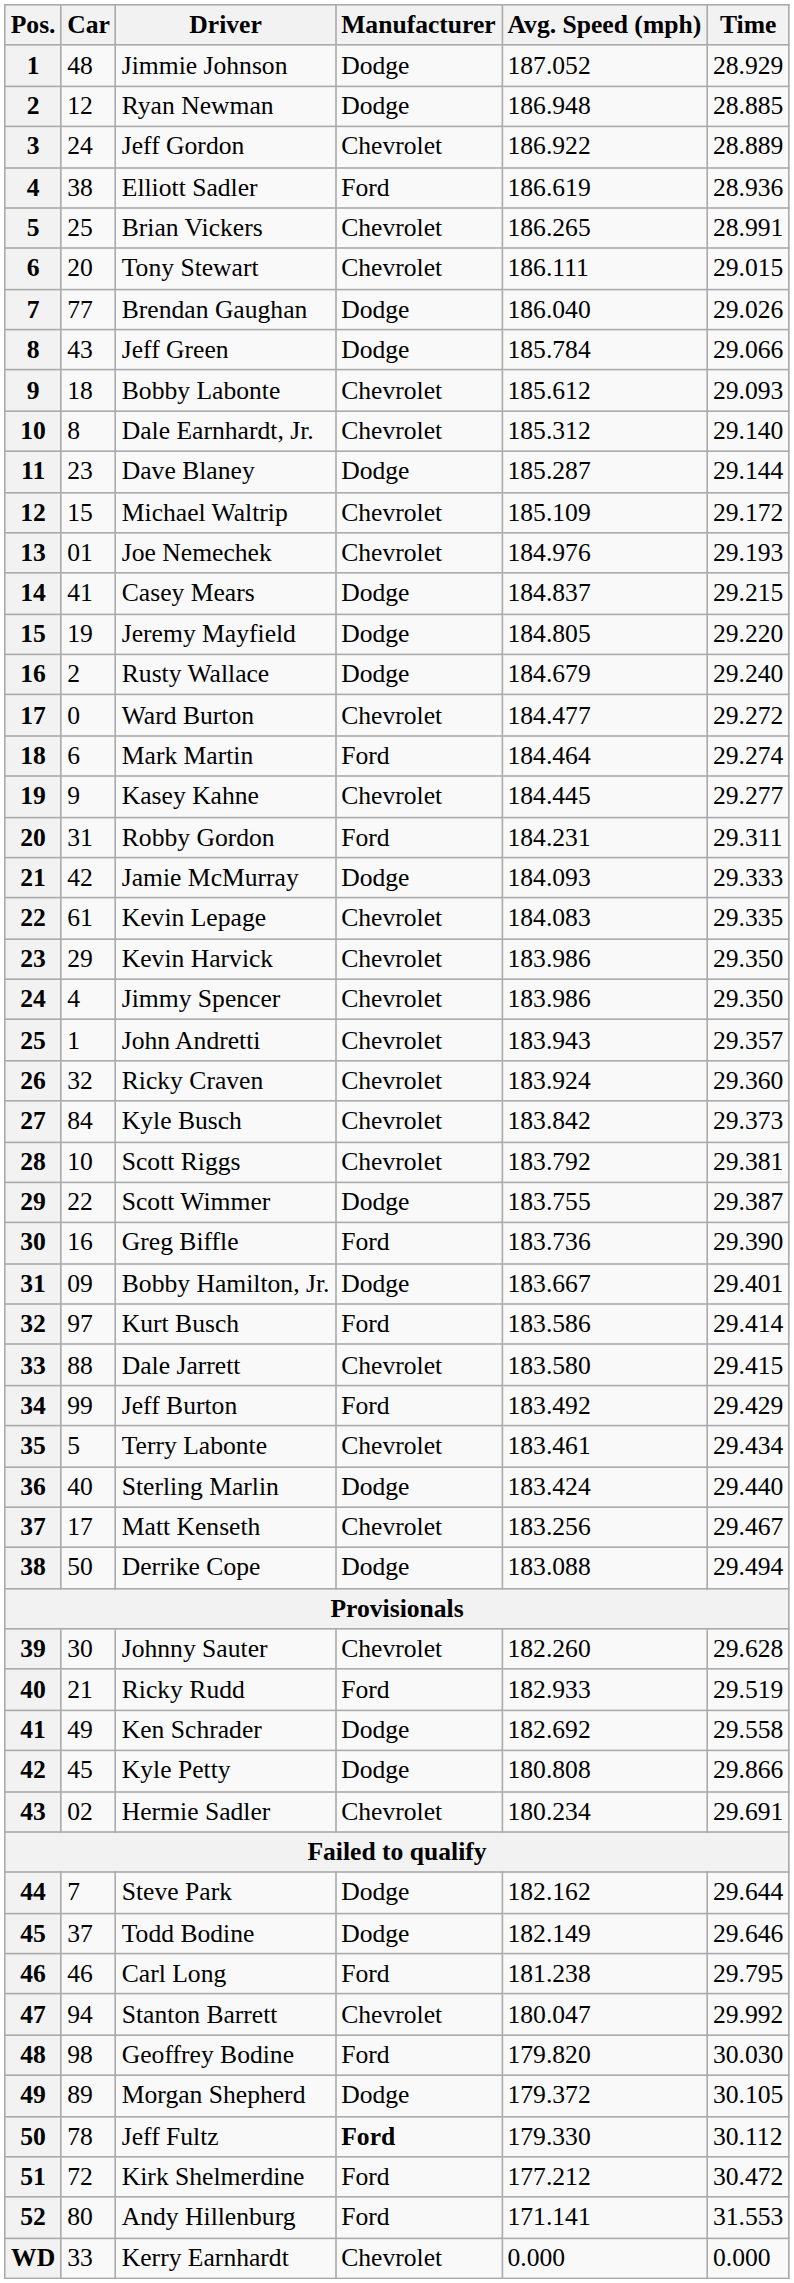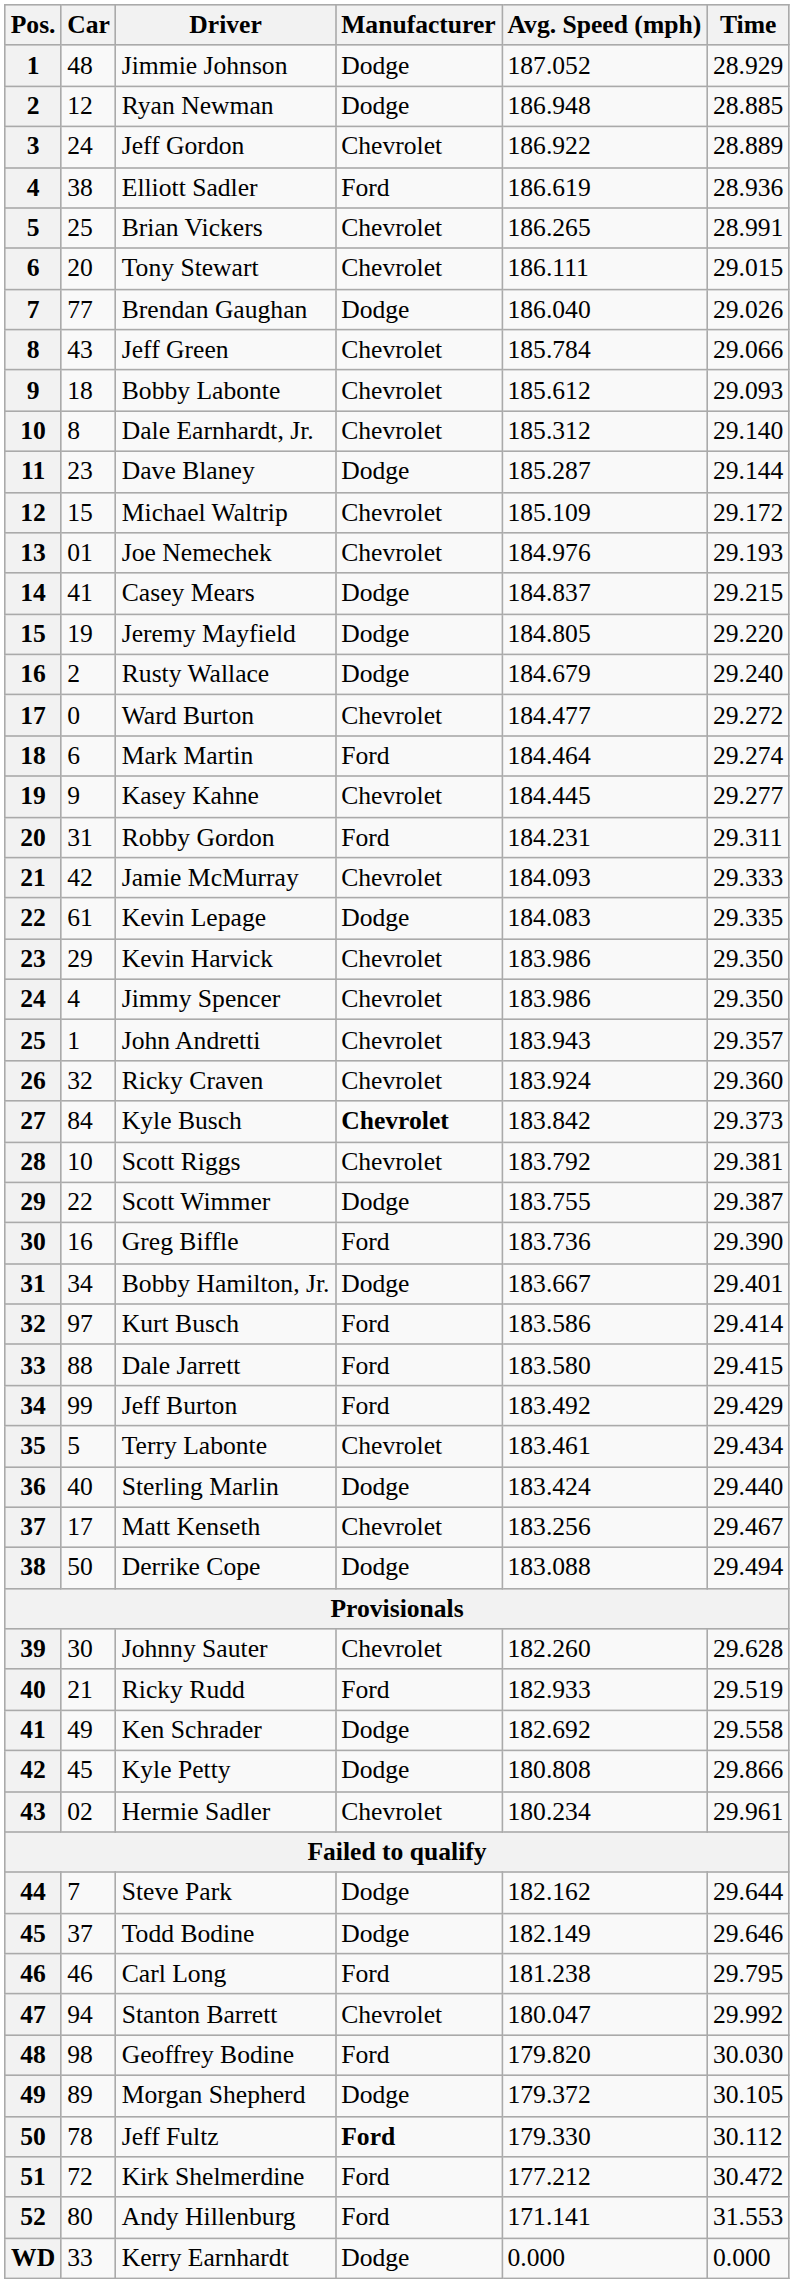(375, 349) Dodge -> (392, 349) Chevrolet
(375, 877) Dodge -> (392, 877) Chevrolet
(392, 918) Chevrolet -> (375, 918) Dodge
(392, 1120) normal -> (395, 1120) bold
(80, 1283) 09 -> (80, 1283) 34
(392, 1364) Chevrolet -> (365, 1364) Ford
(748, 1811) 29.691 -> (748, 1811) 29.961
(392, 2257) Chevrolet -> (375, 2257) Dodge
